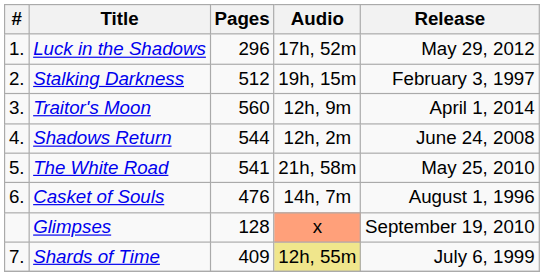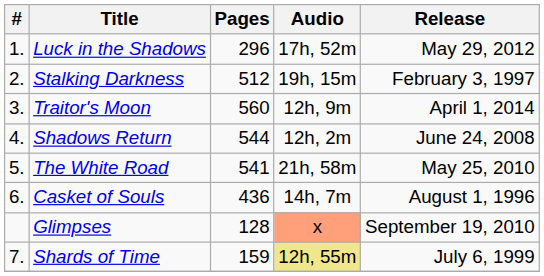(254, 197) 476 -> (254, 197) 436
(254, 256) 409 -> (254, 256) 159
